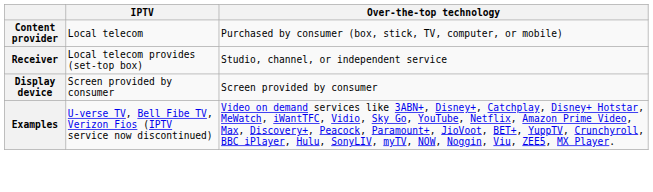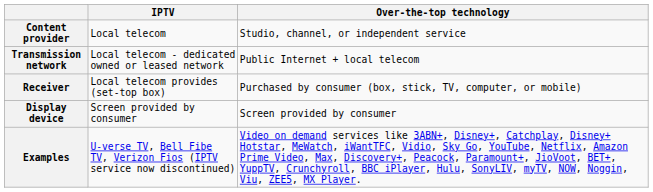(392, 33) Purchased by consumer (box, stick, TV, computer, or mobile) -> (353, 33) Studio, channel, or independent service
+ row: (46, 60)
(334, 60) Studio, channel, or independent service -> (411, 87) Purchased by consumer (box, stick, TV, computer, or mobile)
